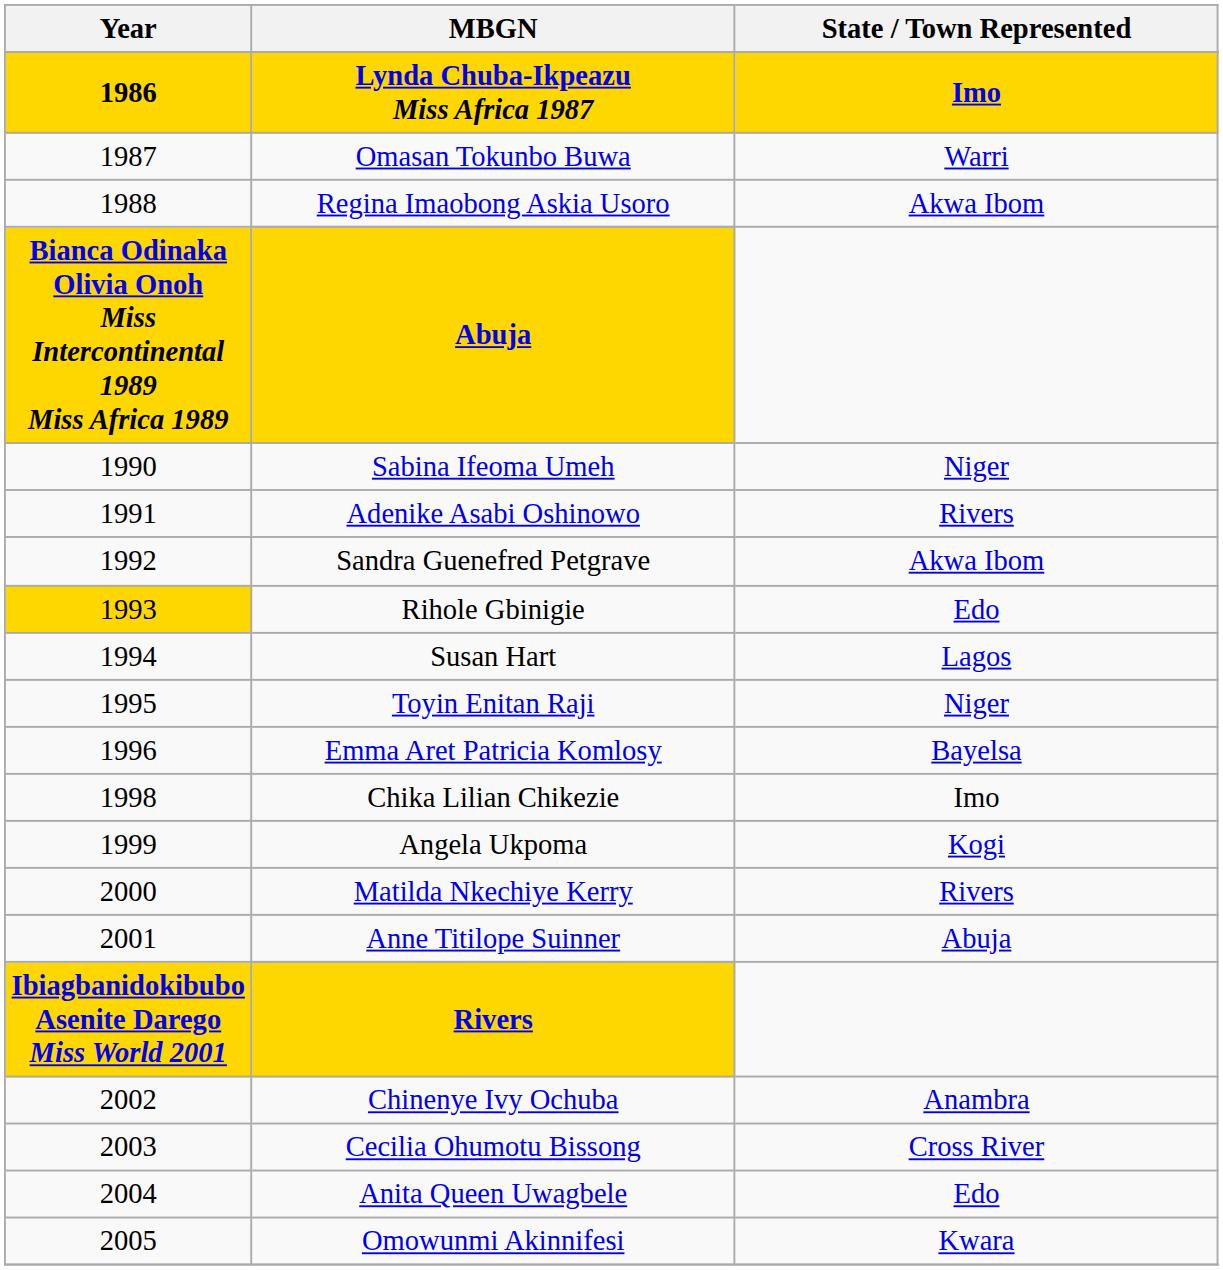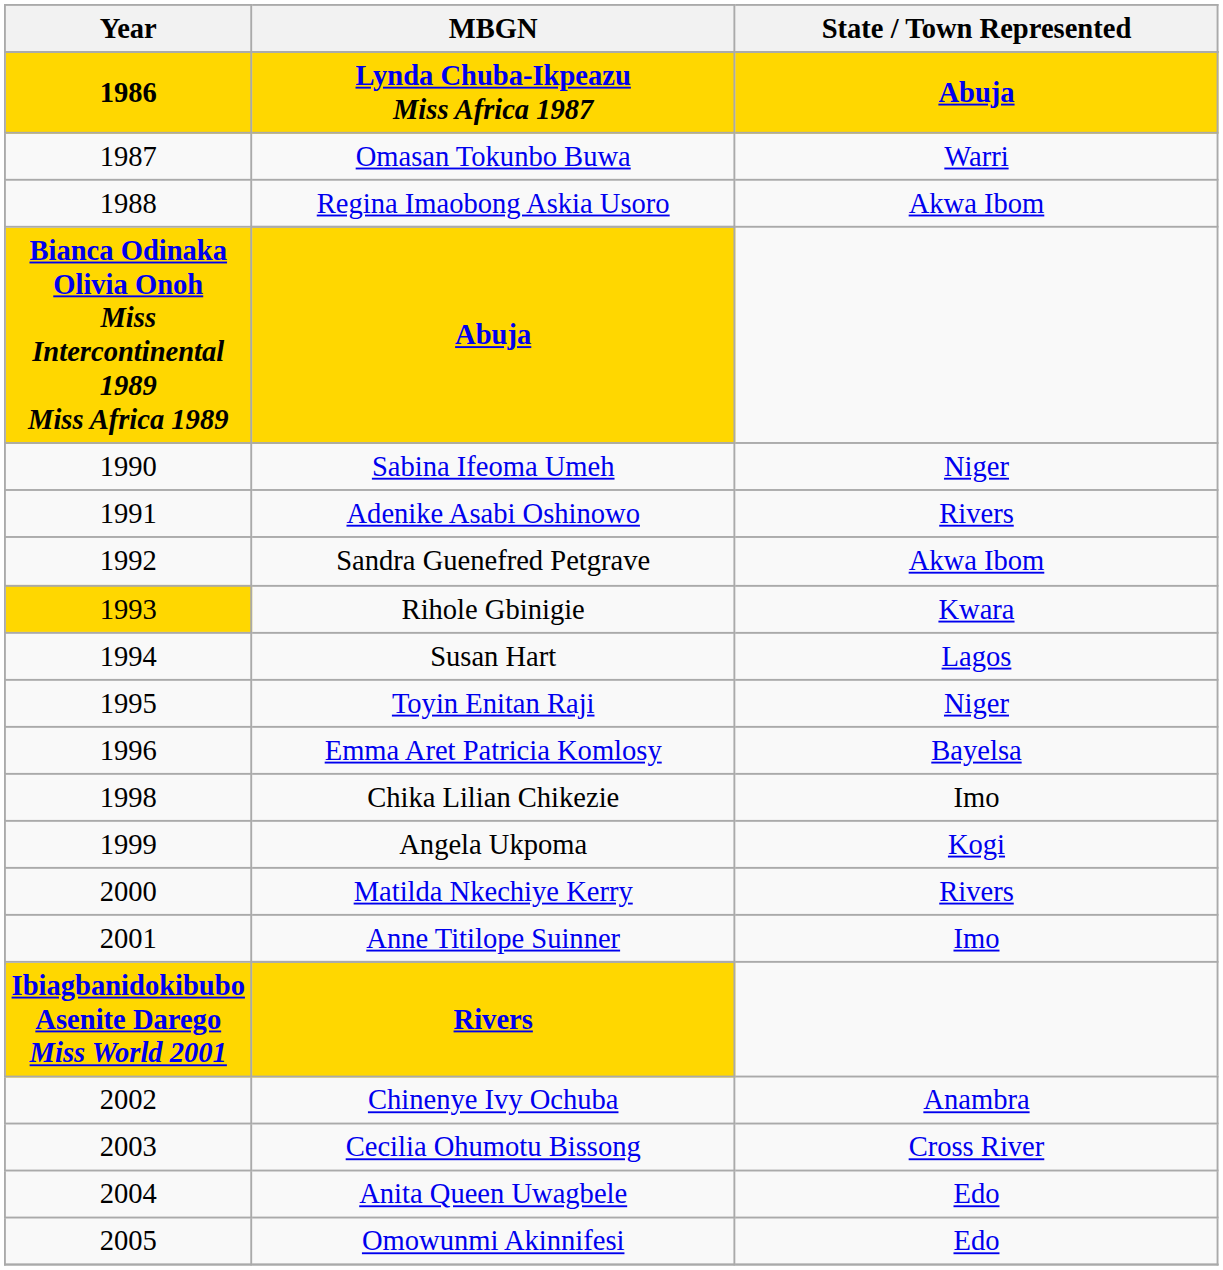(976, 92) Imo -> (976, 92) Abuja
(976, 608) Edo -> (976, 608) Kwara
(976, 938) Abuja -> (976, 938) Imo
(976, 1241) Kwara -> (976, 1241) Edo
